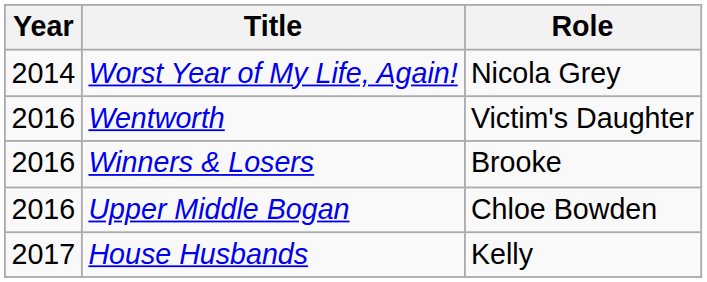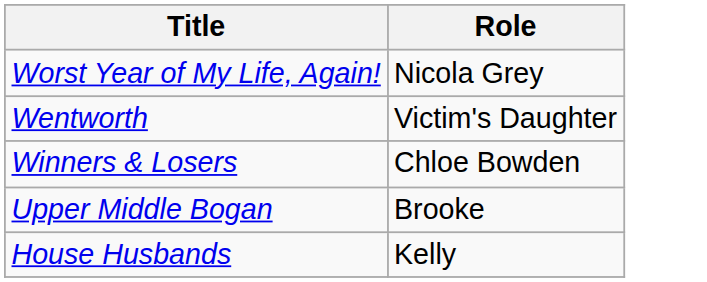- column: (43, 27)
(516, 163) Brooke -> (487, 163) Chloe Bowden
(564, 208) Chloe Bowden -> (439, 208) Brooke
